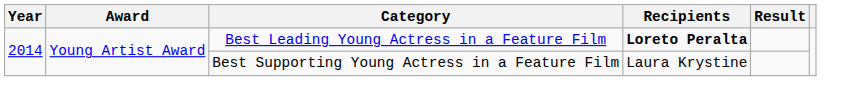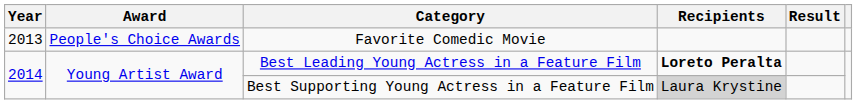+ row: (450, 40)
(687, 63) no background -> (721, 87) lightgrey background
